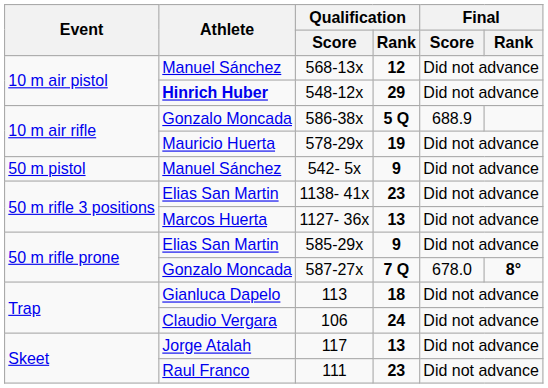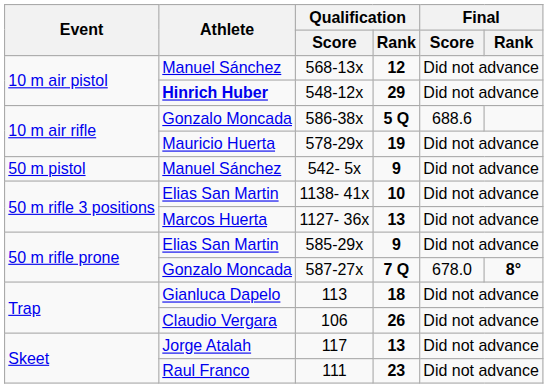(452, 119) 688.9 -> (452, 119) 688.6
(396, 194) 23 -> (396, 194) 10
(396, 321) 24 -> (396, 321) 26
